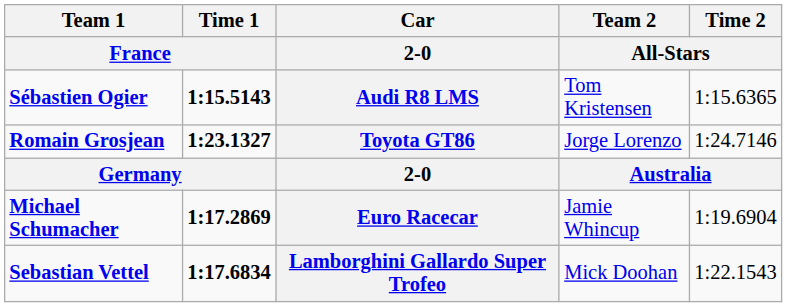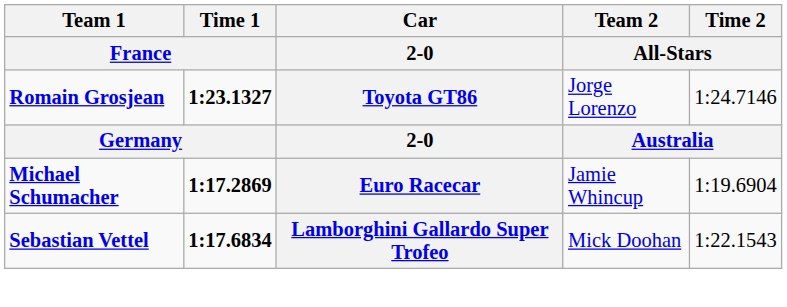- row: (417, 97)
